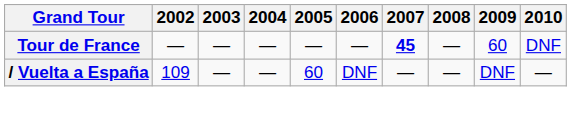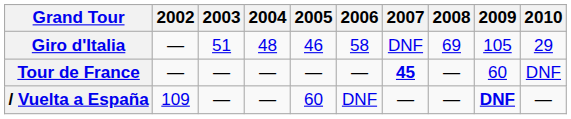+ row: (79, 45)
(497, 72) normal -> (497, 99) bold
